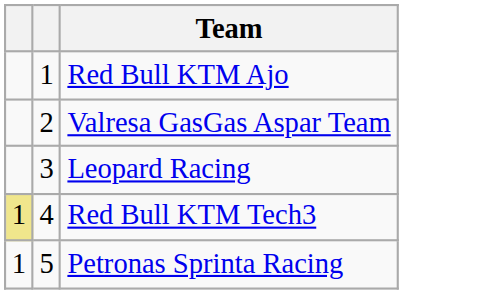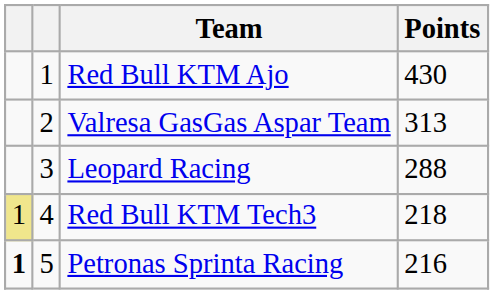+ column: (442, 27)
(19, 263) normal -> (19, 263) bold
